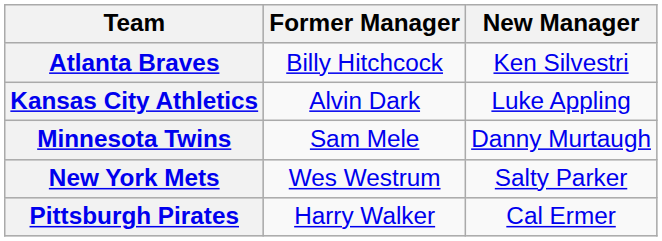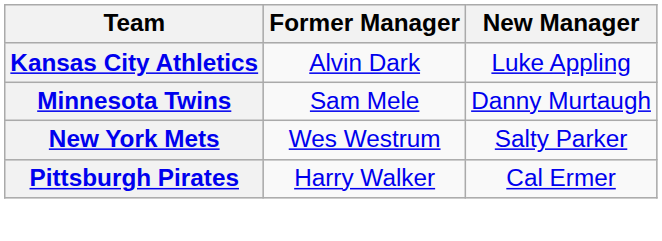- row: (134, 62)
